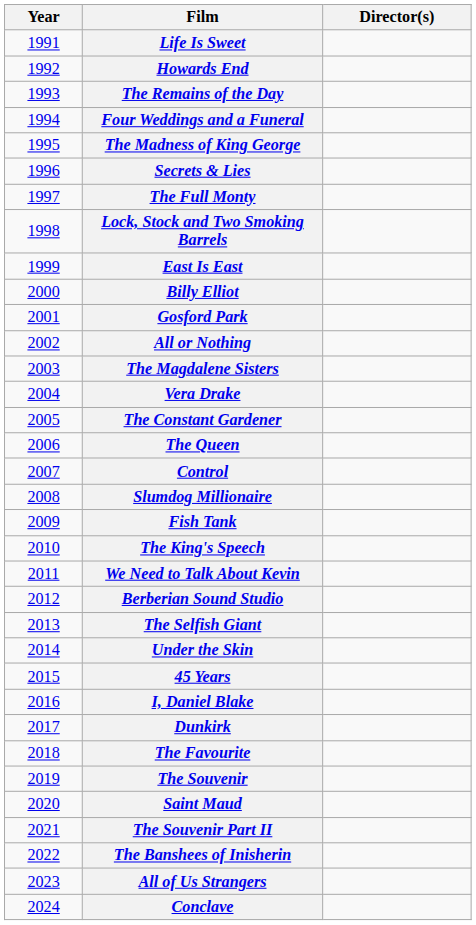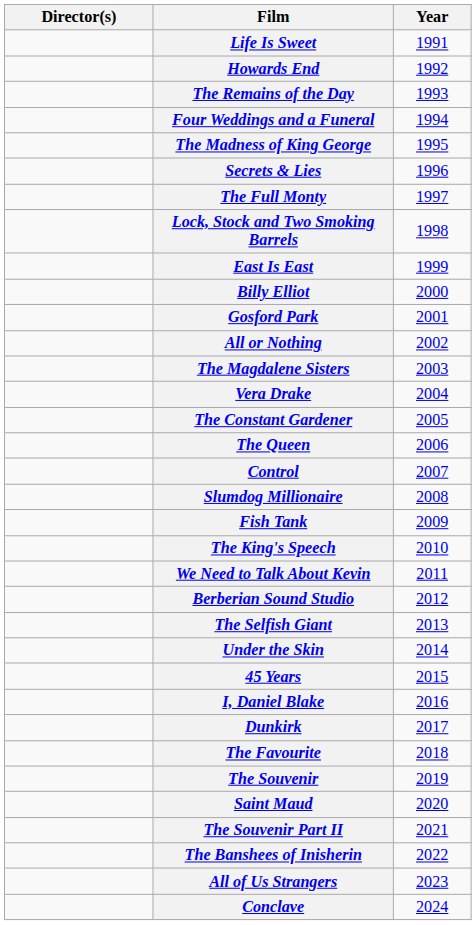columns swapped: (44, 17) <-> (397, 17)
